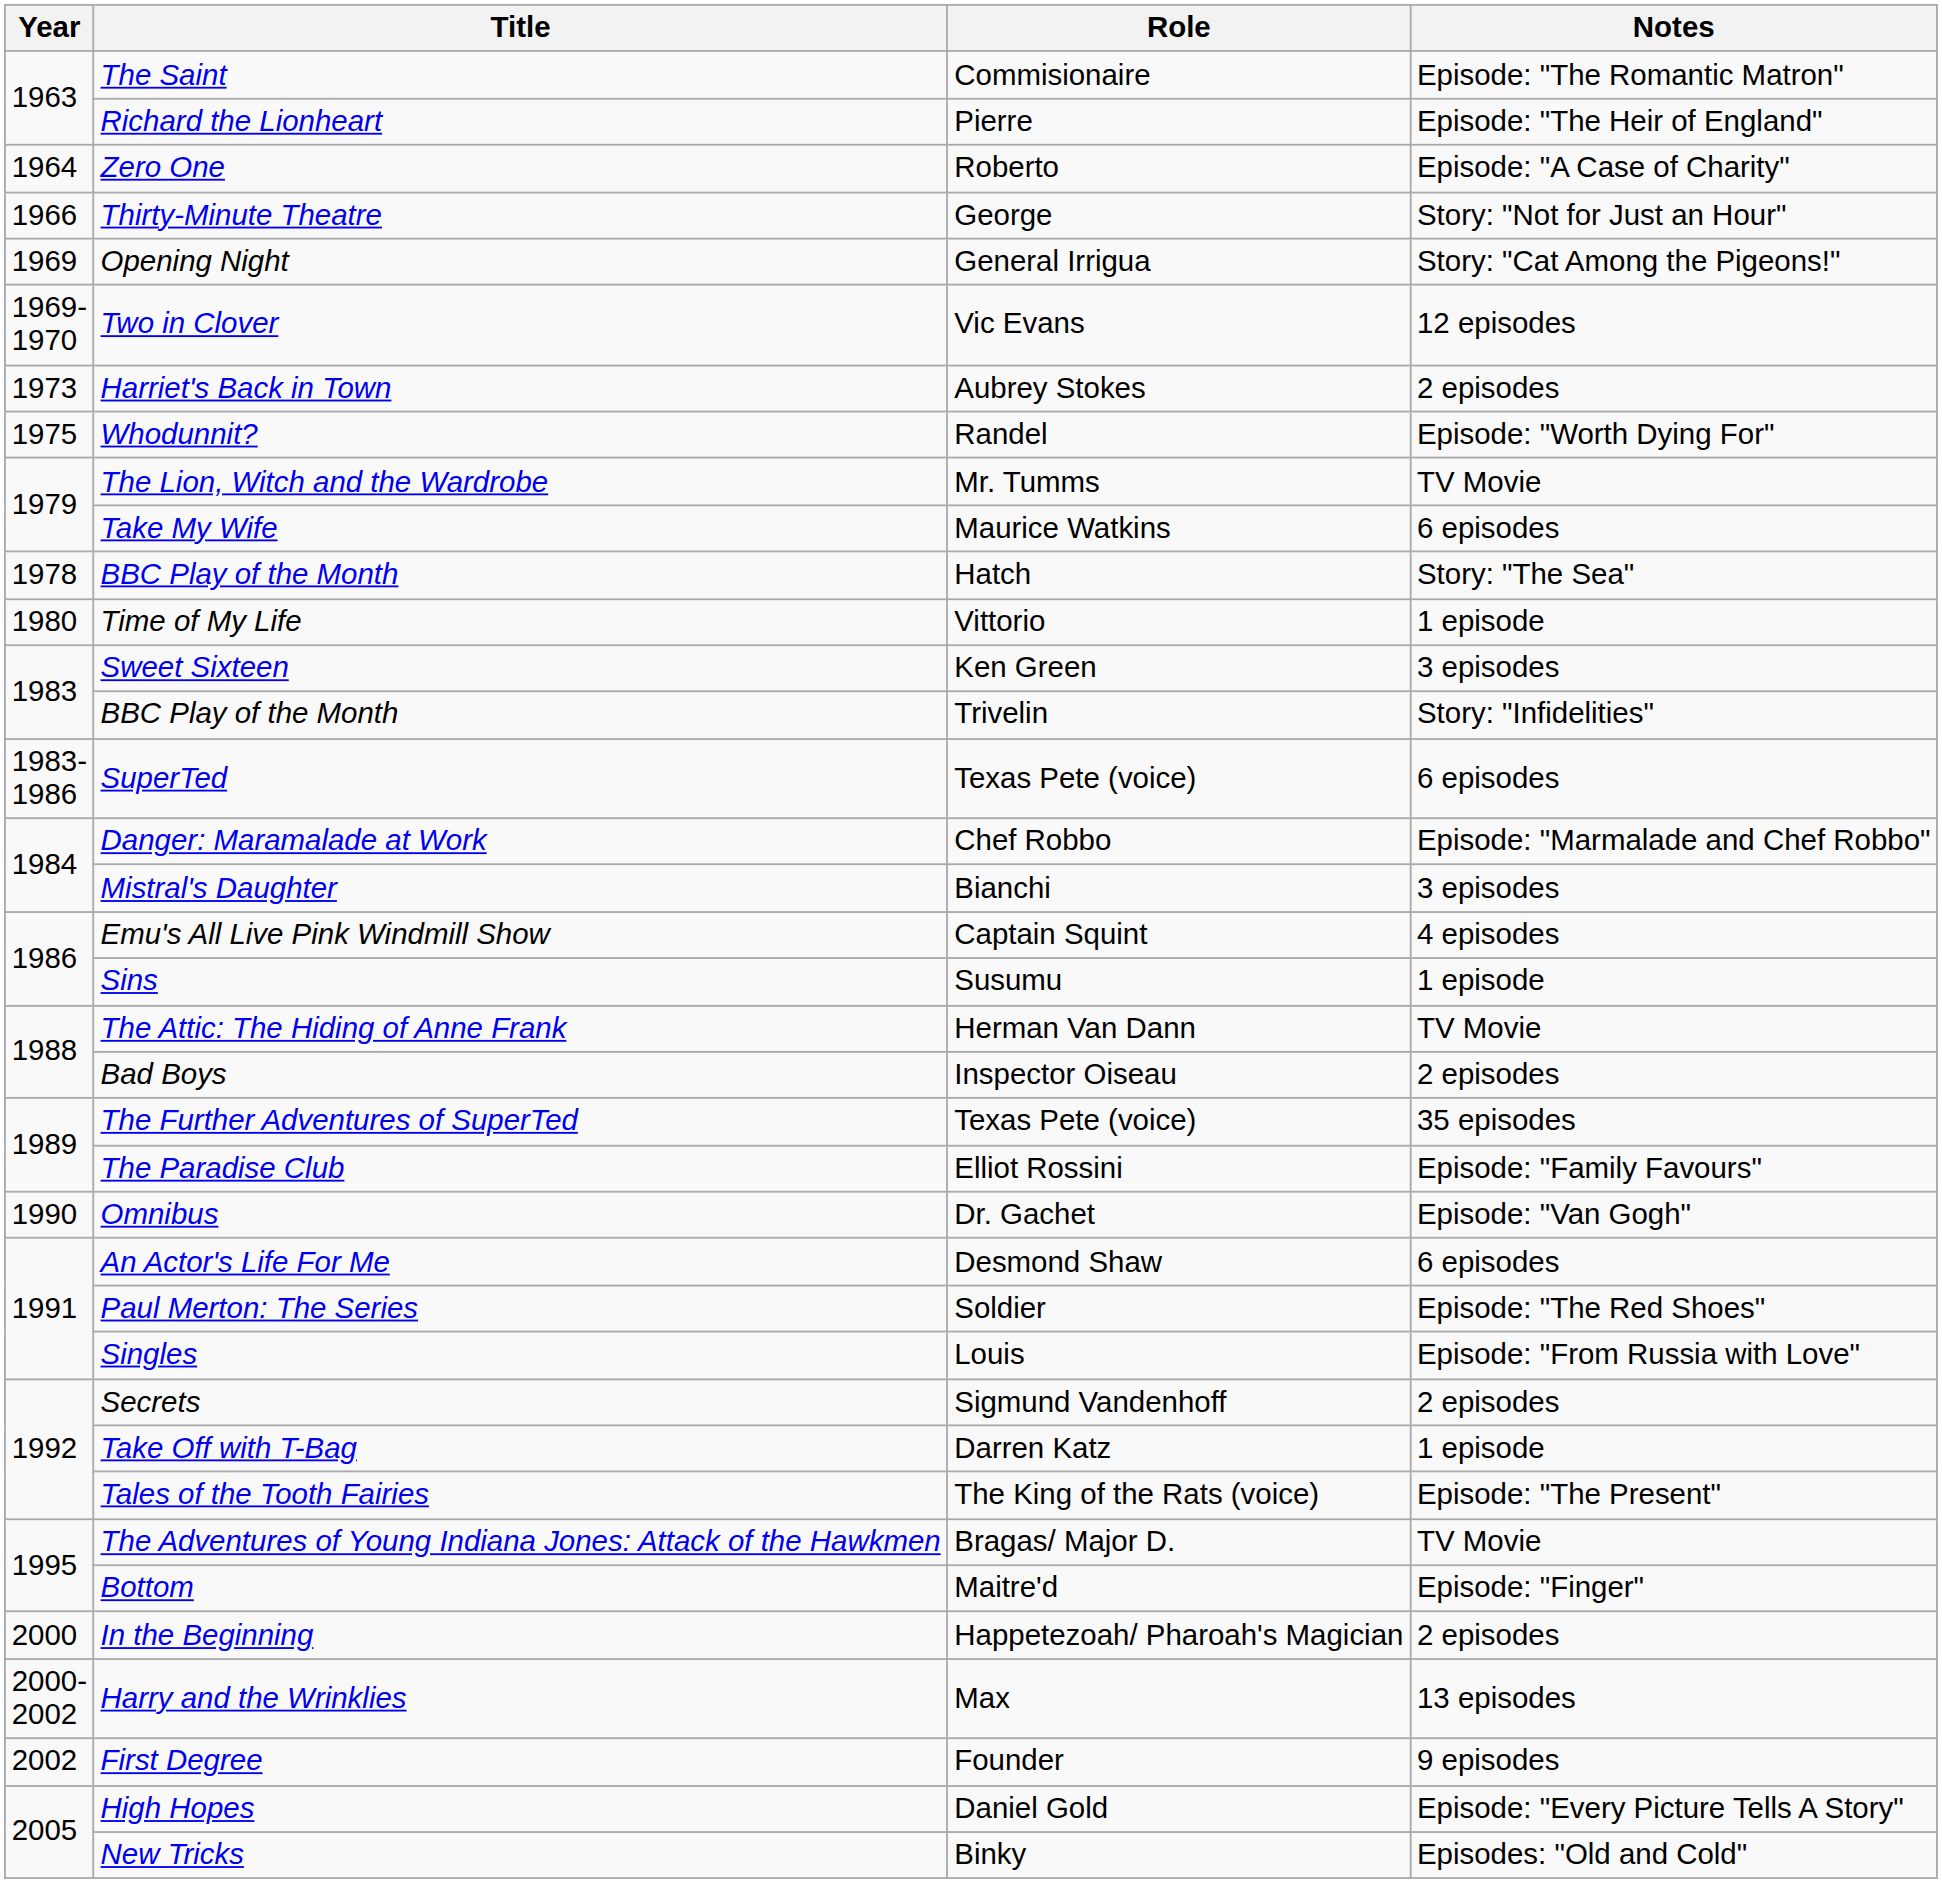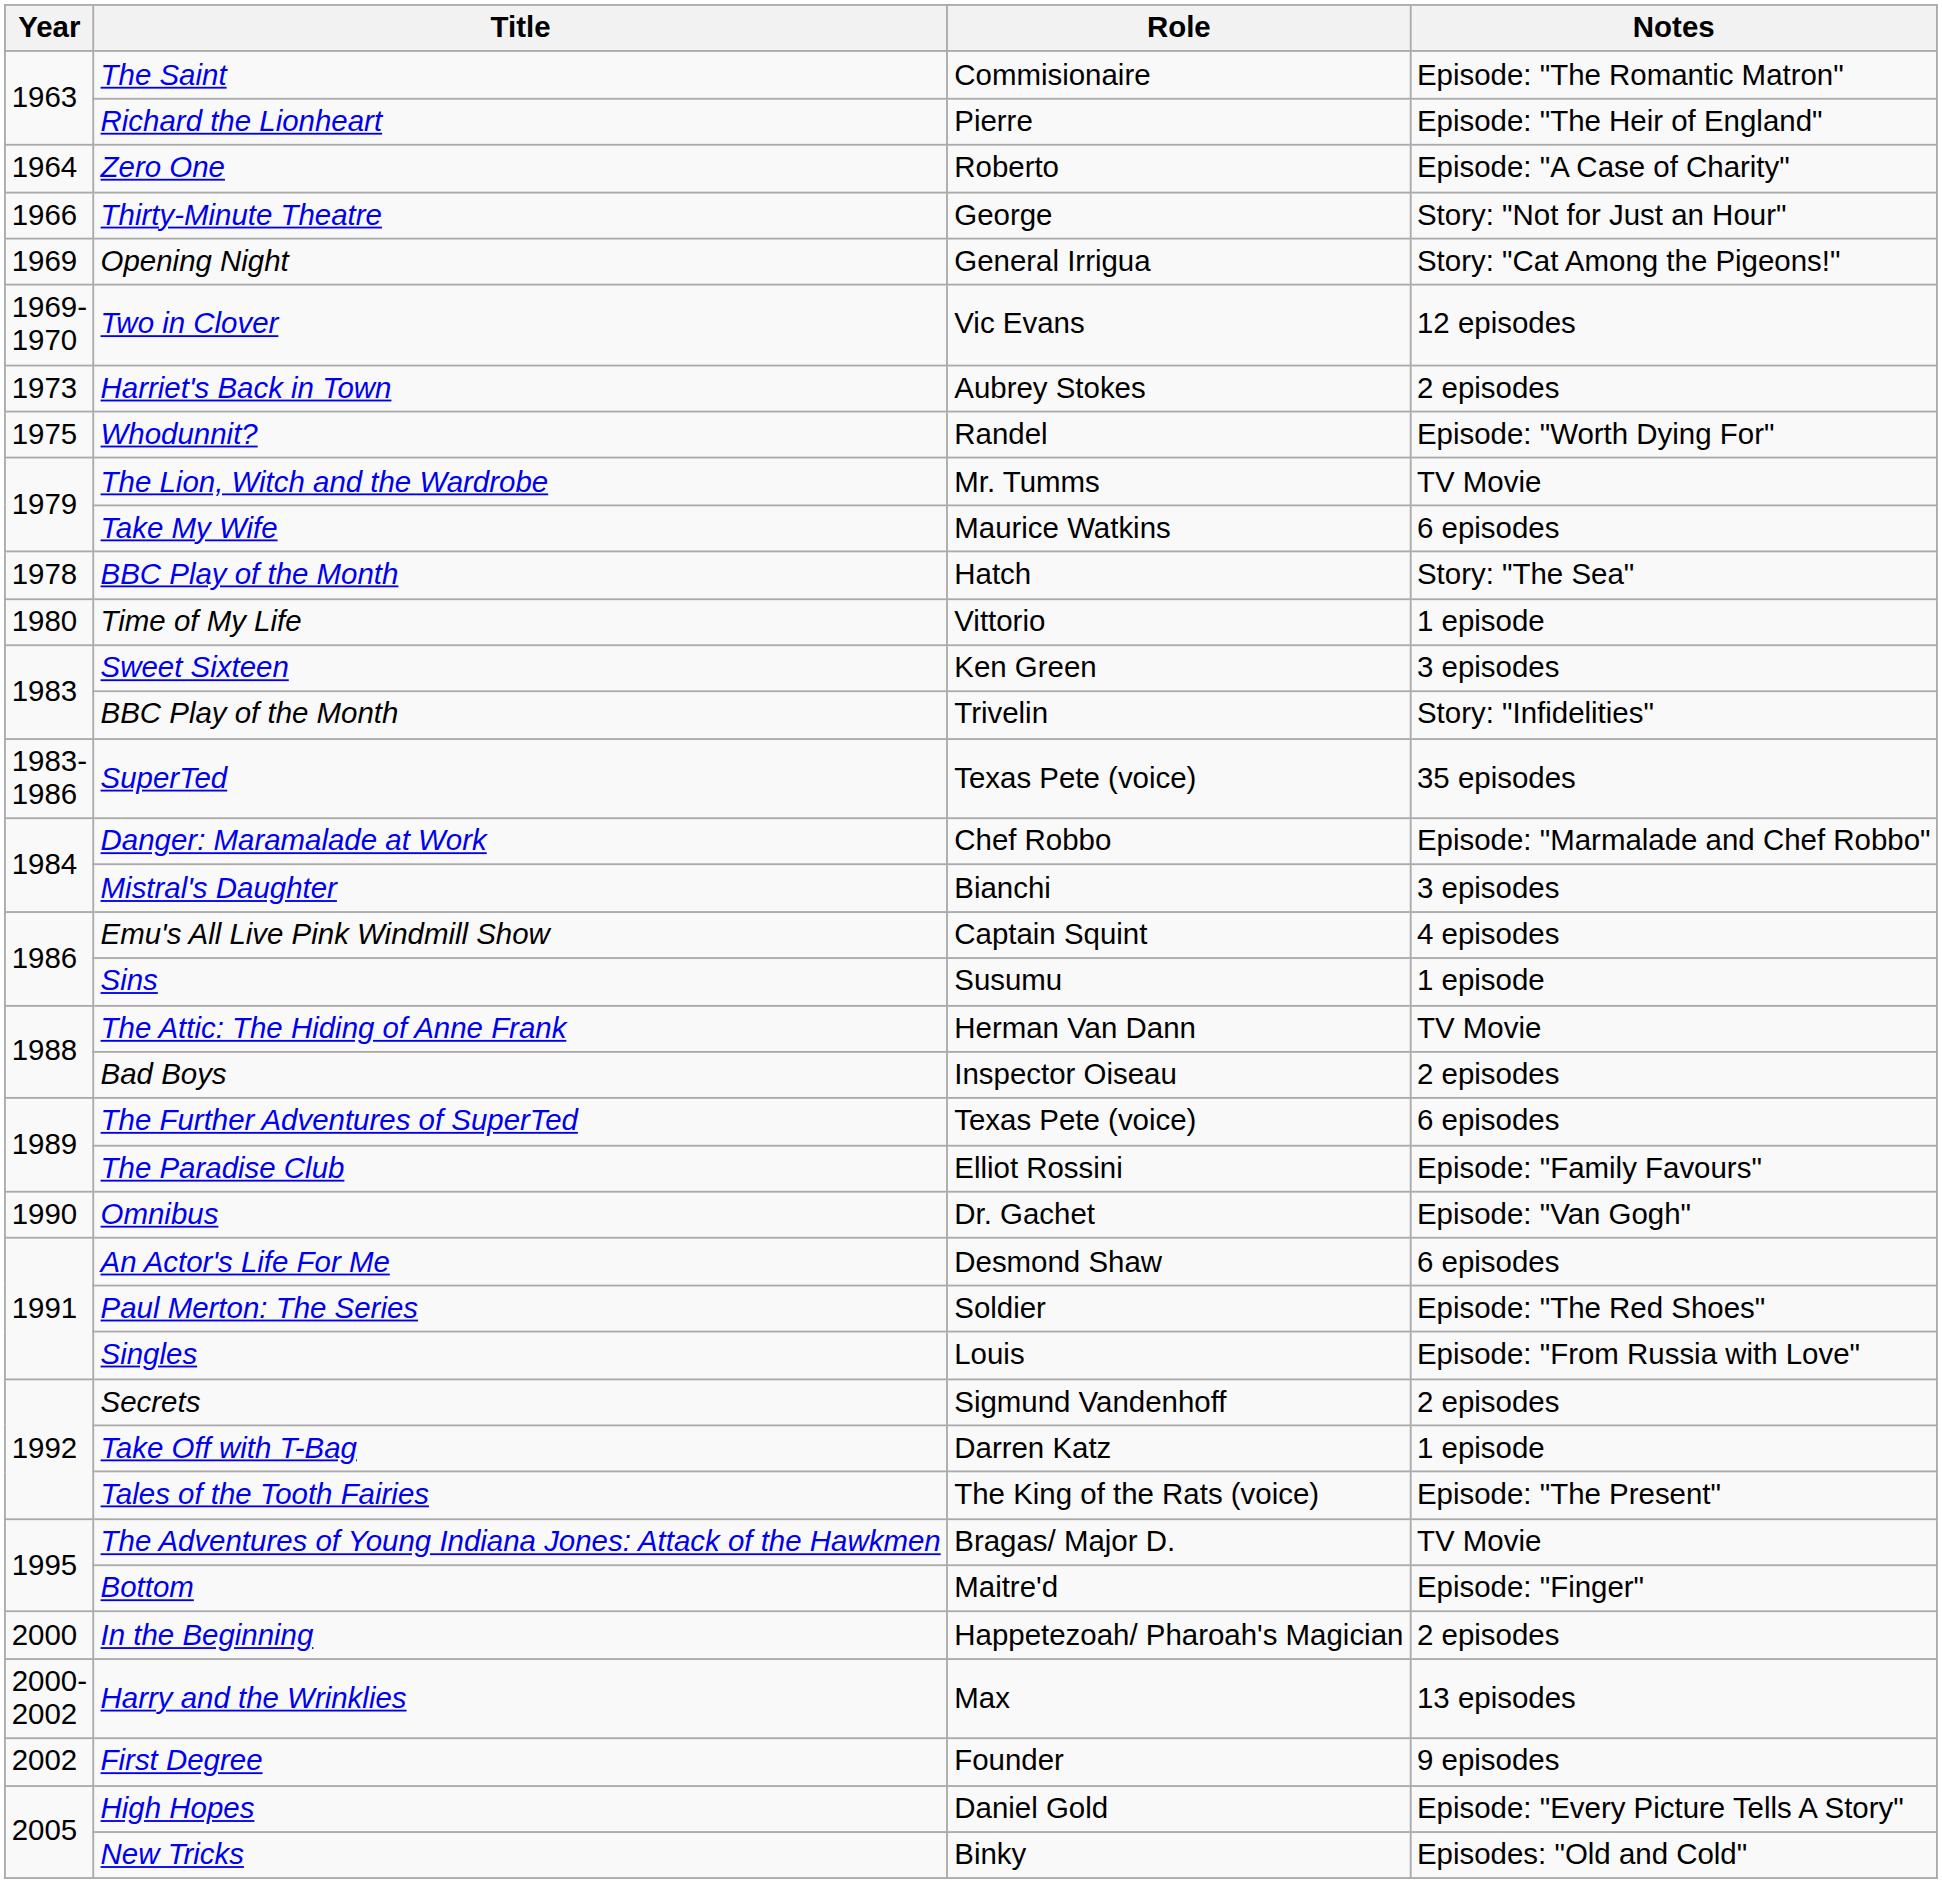(1488, 777) 6 episodes -> (1496, 777) 35 episodes
(1496, 1121) 35 episodes -> (1488, 1121) 6 episodes
